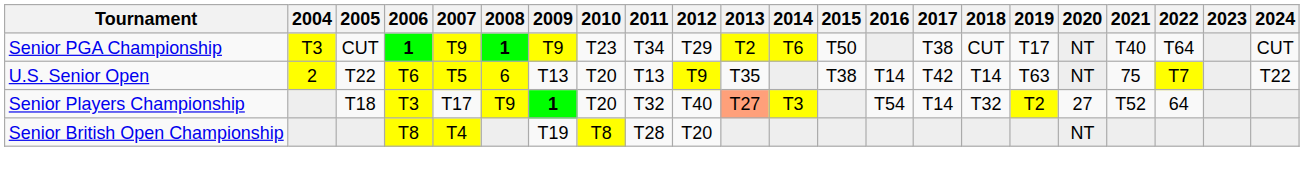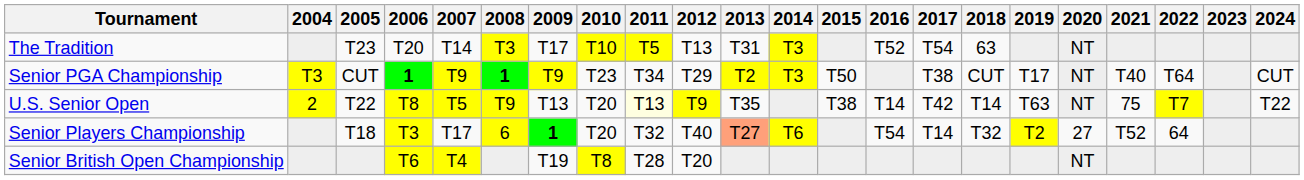+ row: (61, 47)
(793, 47) T6 -> (793, 76) T3
(408, 76) T6 -> (408, 104) T8
(505, 76) 6 -> (505, 104) T9
(649, 76) no background -> (649, 104) lightyellow background
(505, 104) T9 -> (505, 133) 6
(793, 104) T3 -> (793, 133) T6
(408, 133) T8 -> (408, 161) T6
